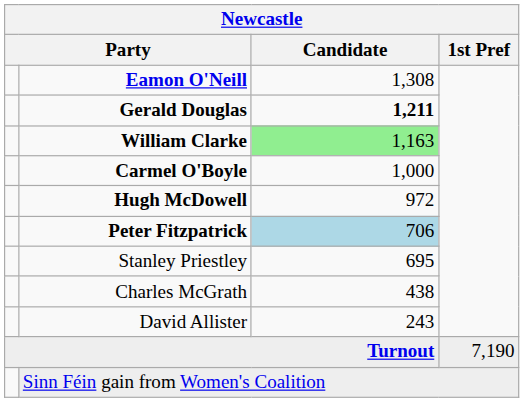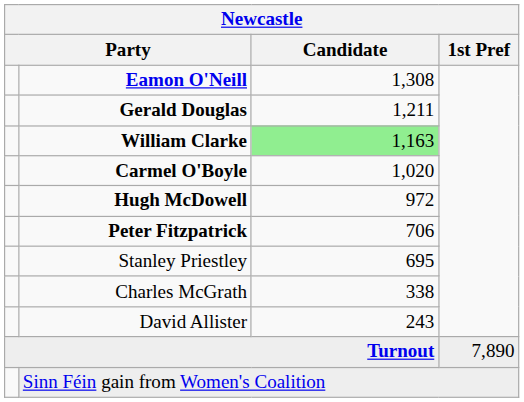(413, 110) bold -> (413, 110) normal
(413, 170) 1,000 -> (413, 170) 1,020
(420, 230) lightblue background -> (420, 230) no background
(420, 291) 438 -> (420, 291) 338
(493, 351) 7,190 -> (493, 351) 7,890
